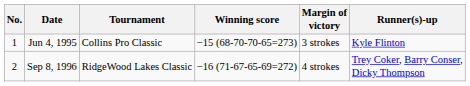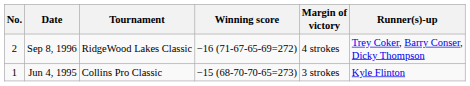rows swapped: (53, 43) <-> (52, 66)
